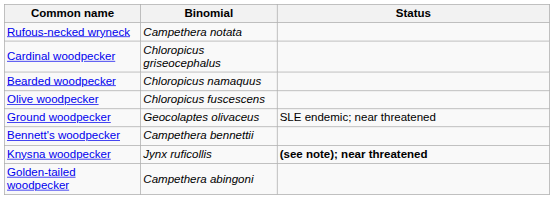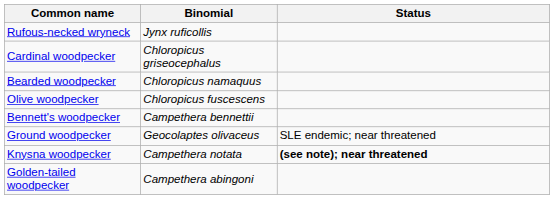(193, 31) Campethera notata -> (178, 31) Jynx ruficollis
rows swapped: (59, 117) <-> (64, 136)
(178, 154) Jynx ruficollis -> (193, 154) Campethera notata
